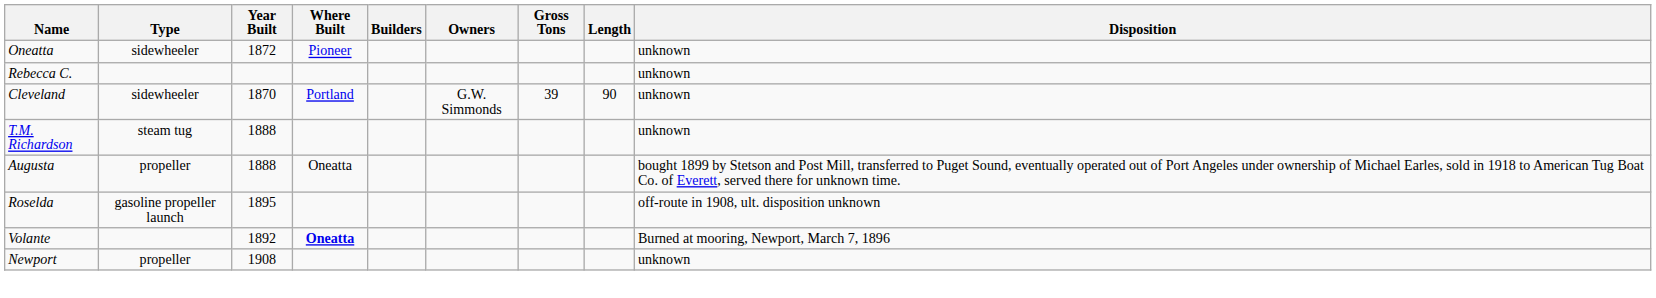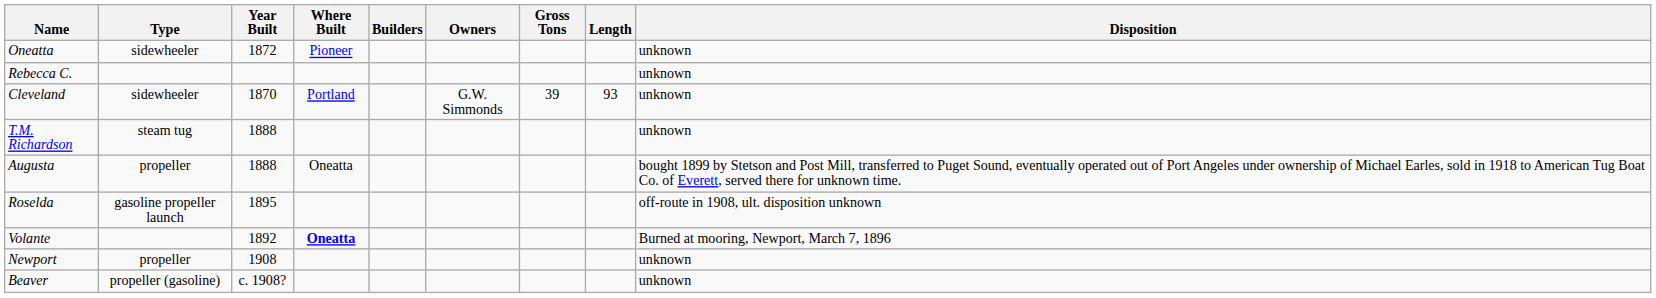(610, 94) 90 -> (610, 94) 93
+ row: (28, 281)
